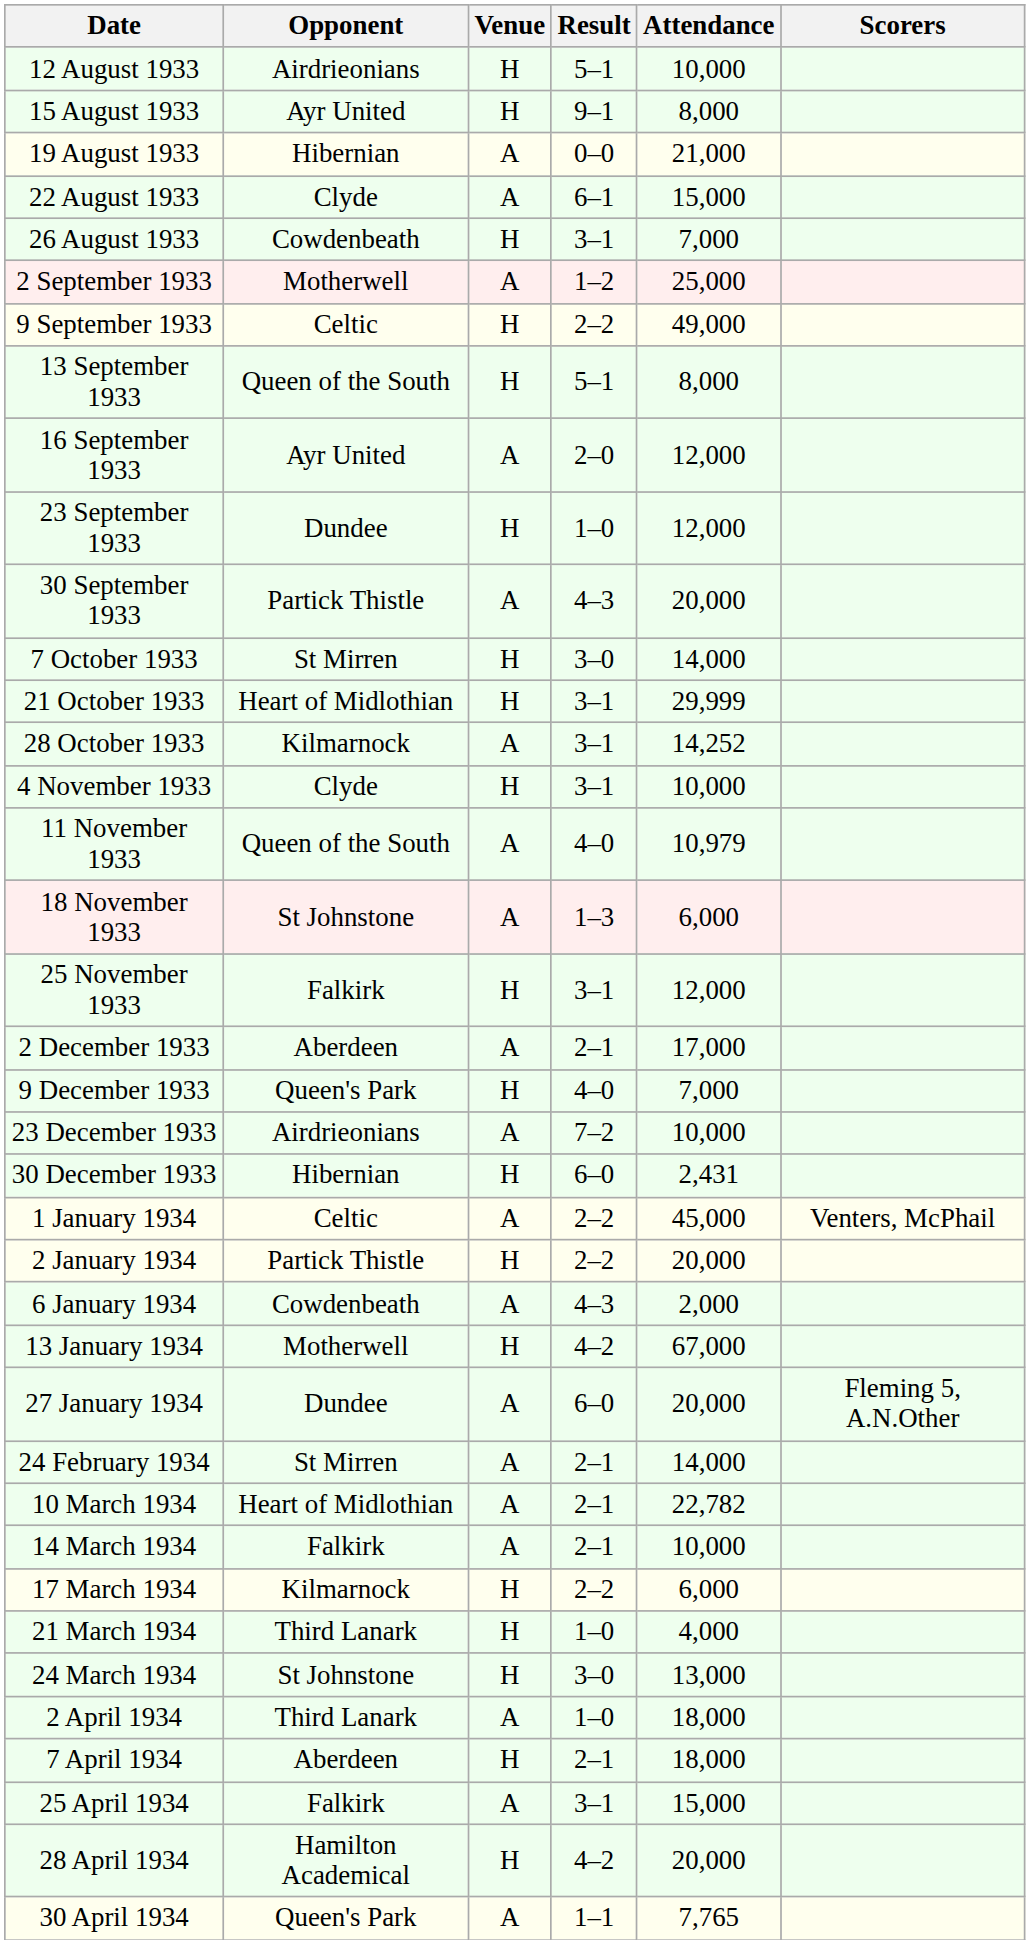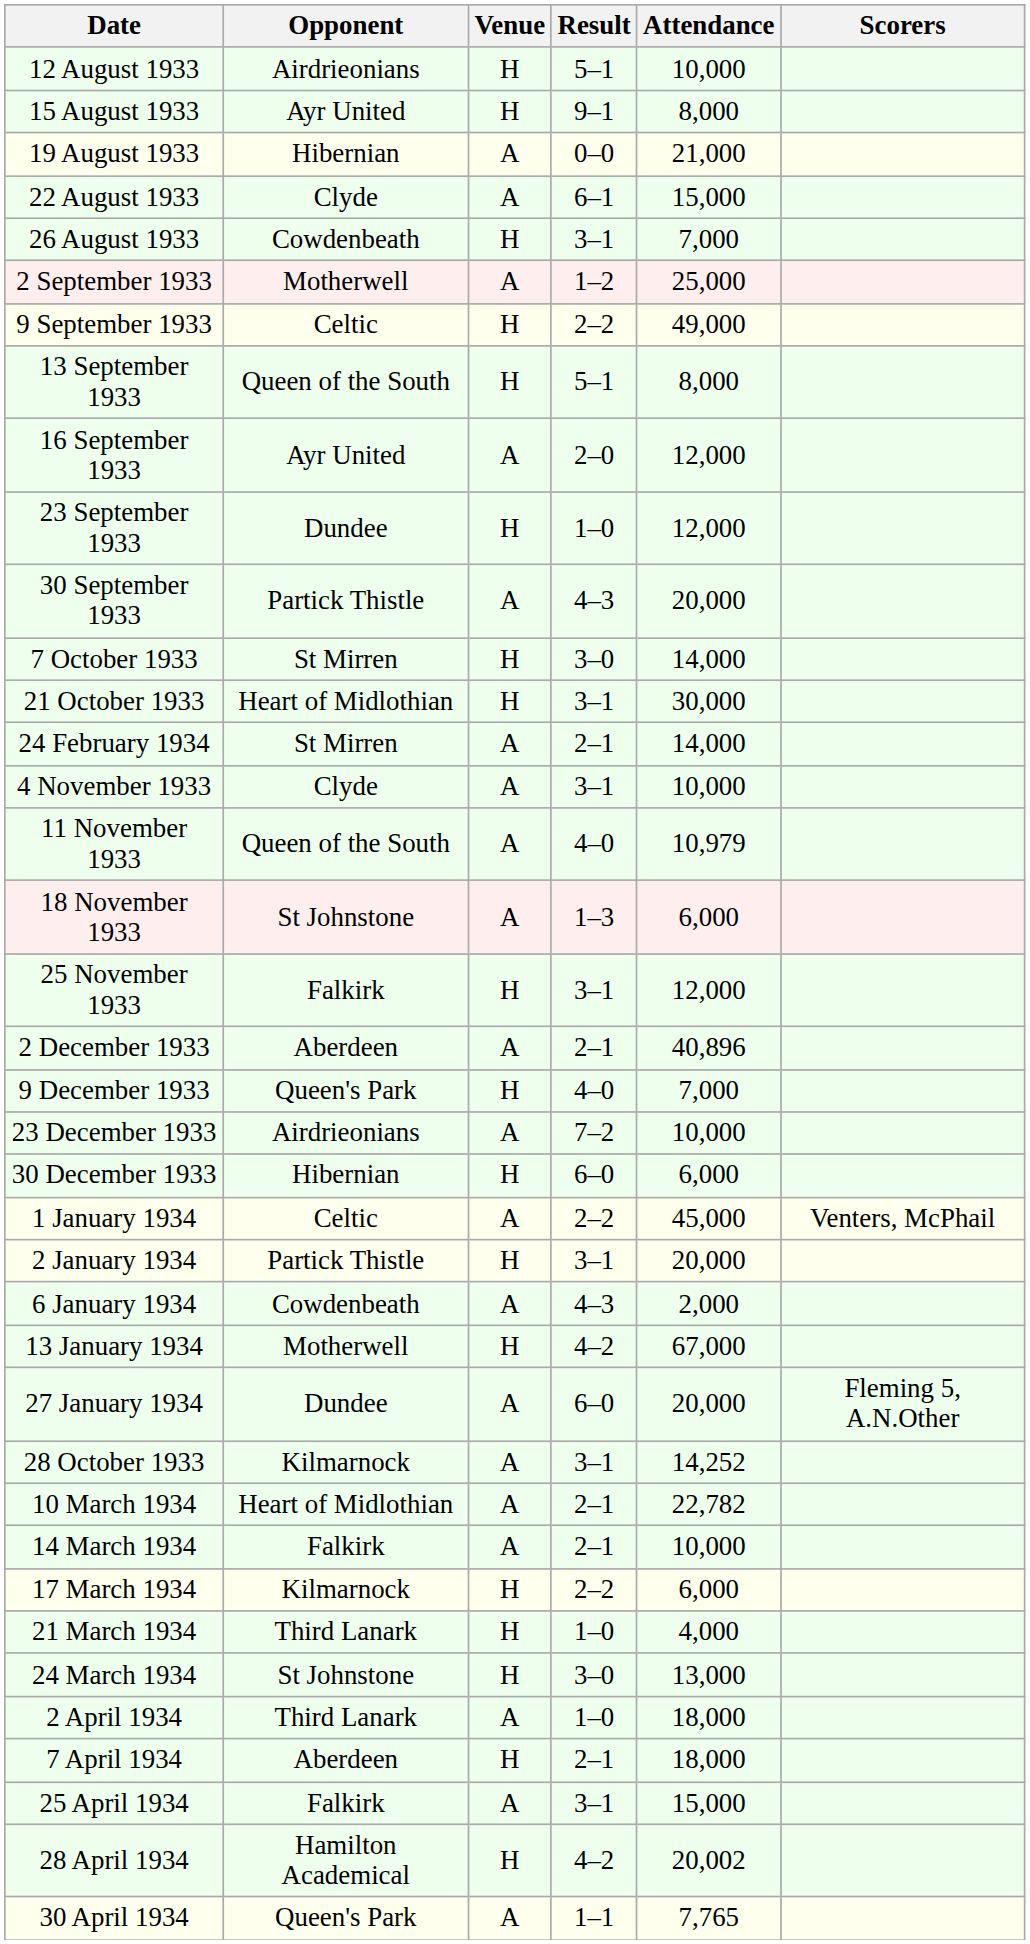(709, 700) 29,999 -> (709, 700) 30,000
rows swapped: (114, 743) <-> (114, 1461)
(510, 786) H -> (510, 786) A
(709, 1047) 17,000 -> (709, 1047) 40,896
(709, 1175) 2,431 -> (709, 1175) 6,000
(594, 1260) 2–2 -> (594, 1260) 3–1
(709, 1860) 20,000 -> (709, 1860) 20,002
